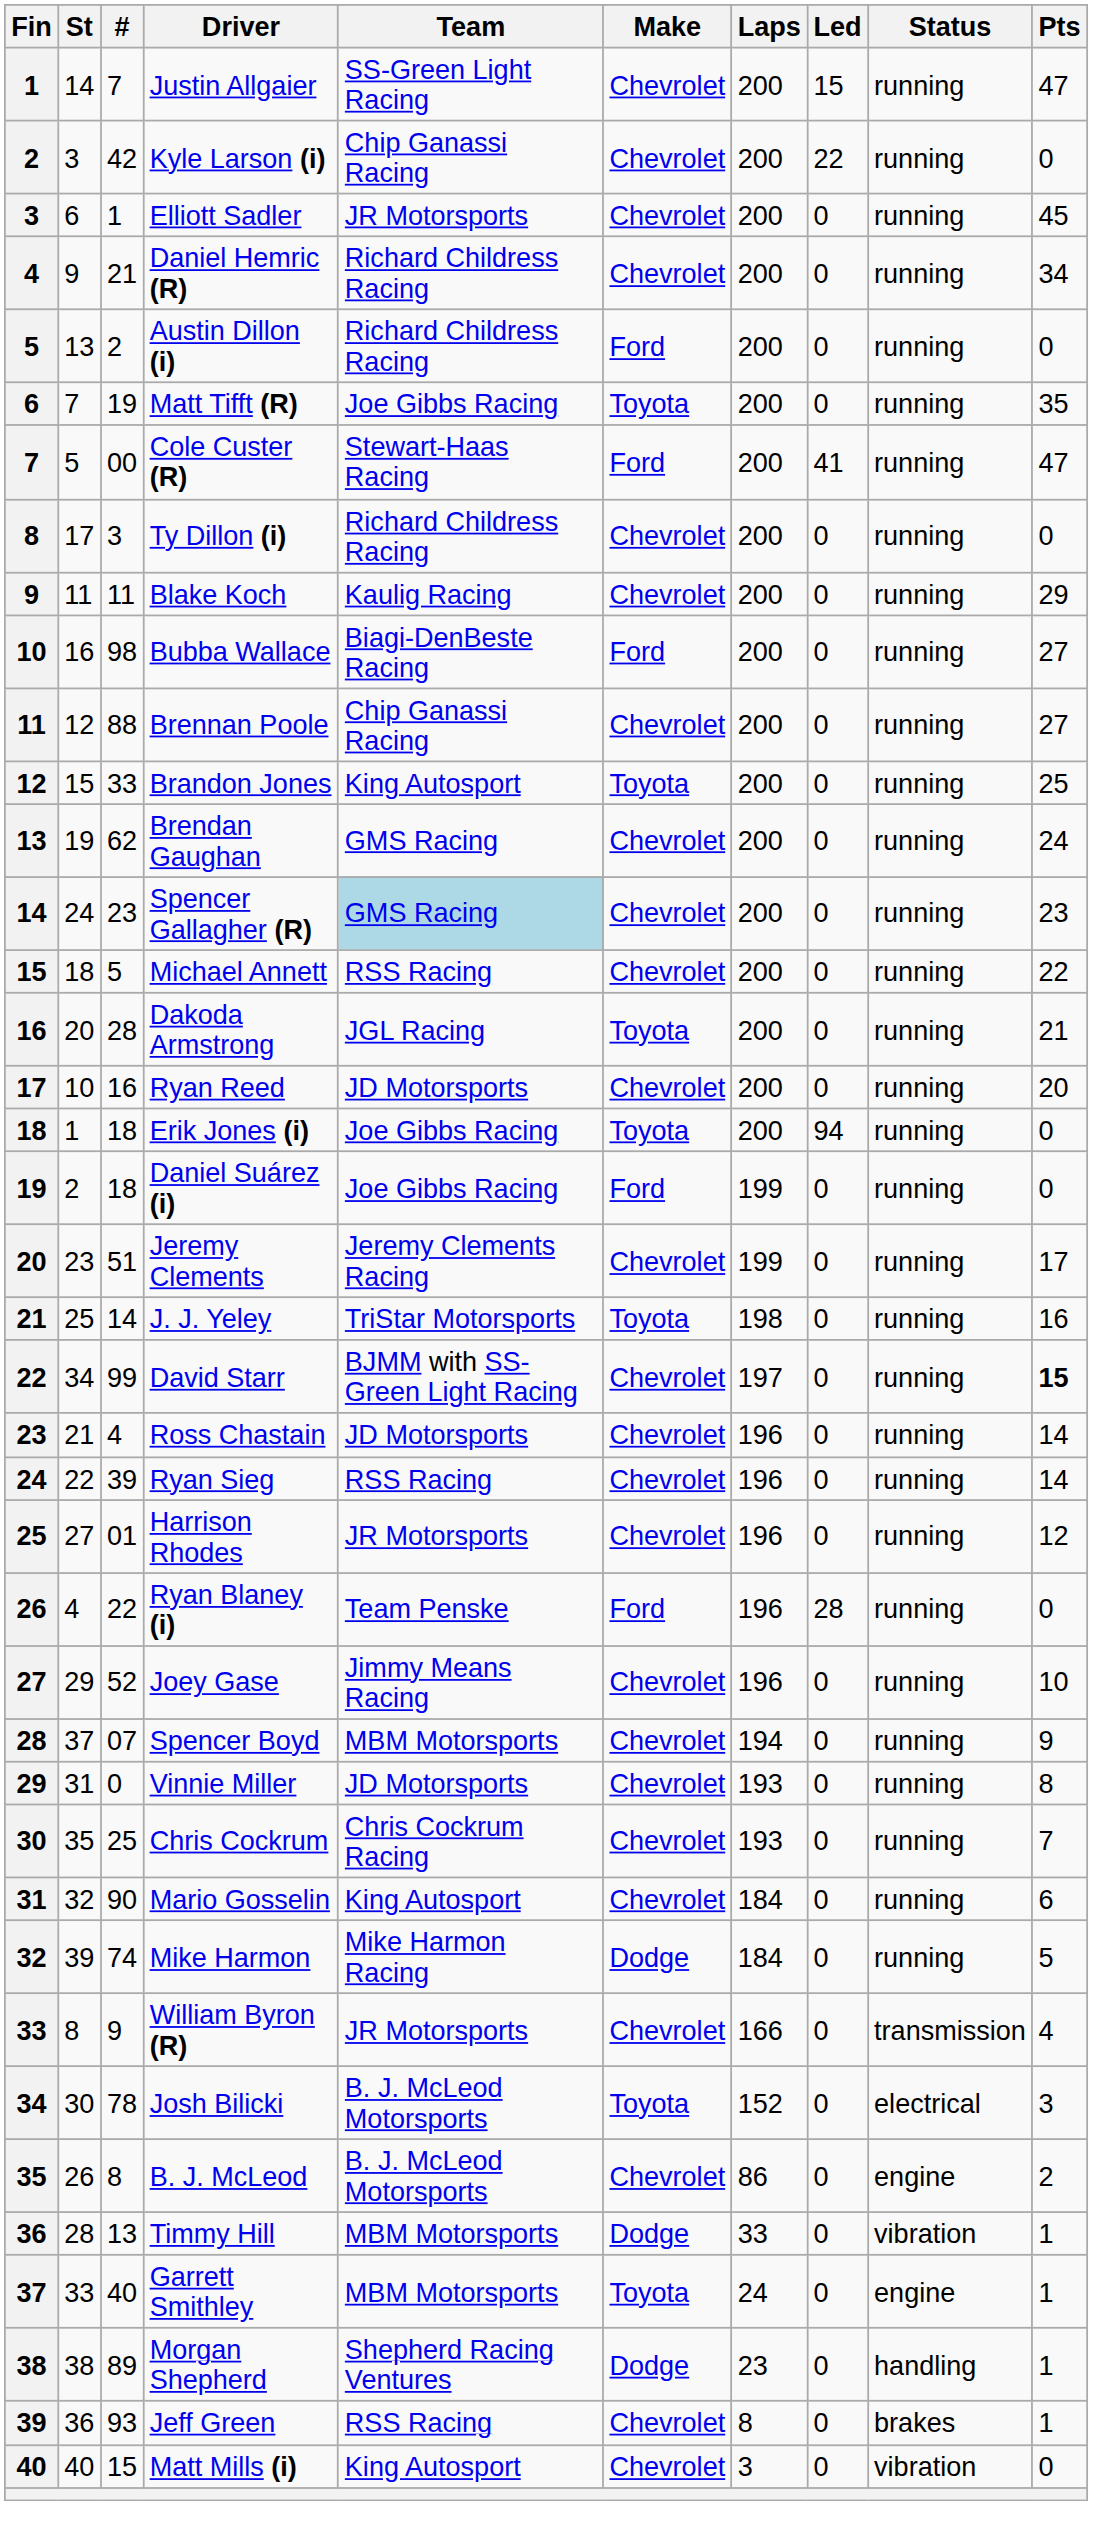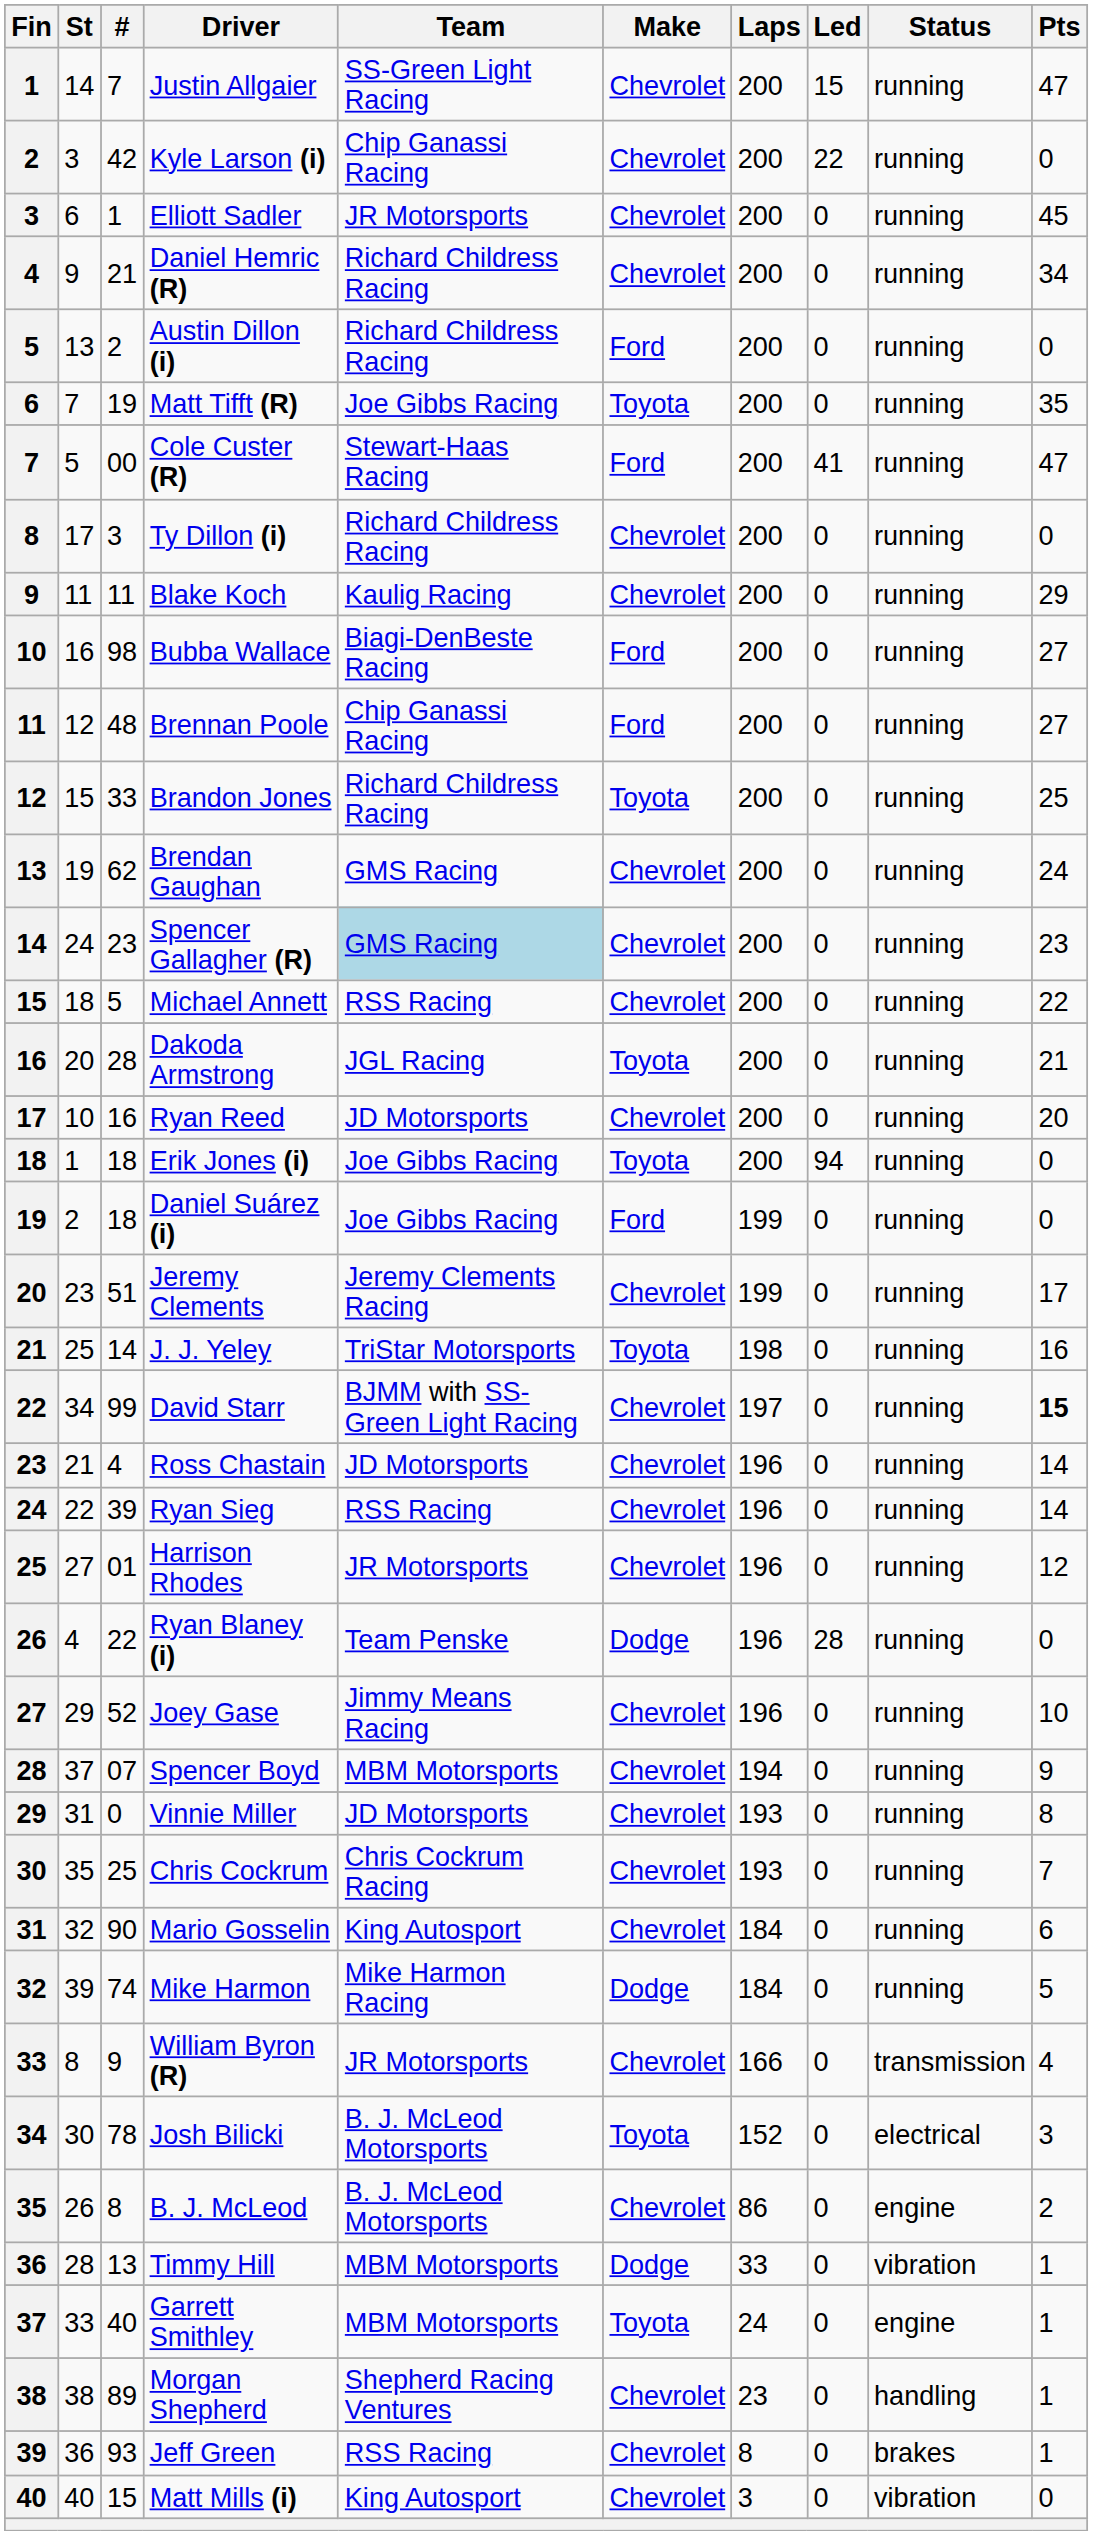(122, 725) 88 -> (122, 725) 48
(667, 725) Chevrolet -> (637, 725) Ford
(433, 783) King Autosport -> (452, 798) Richard Childress Racing
(637, 1609) Ford -> (649, 1639) Dodge
(649, 2365) Dodge -> (667, 2395) Chevrolet
